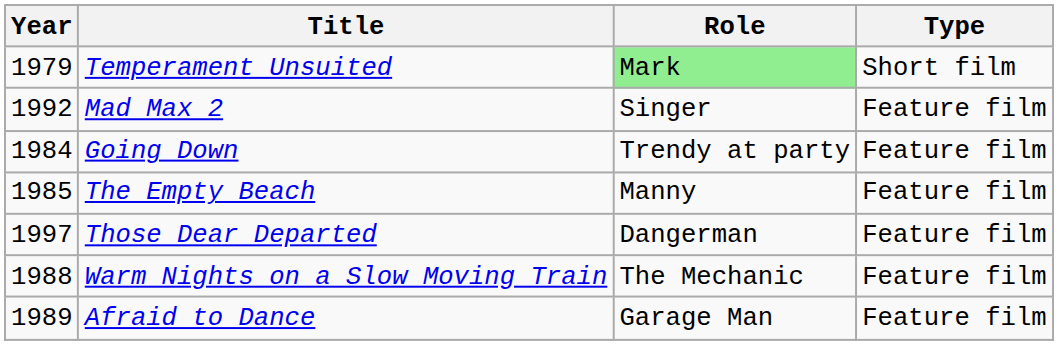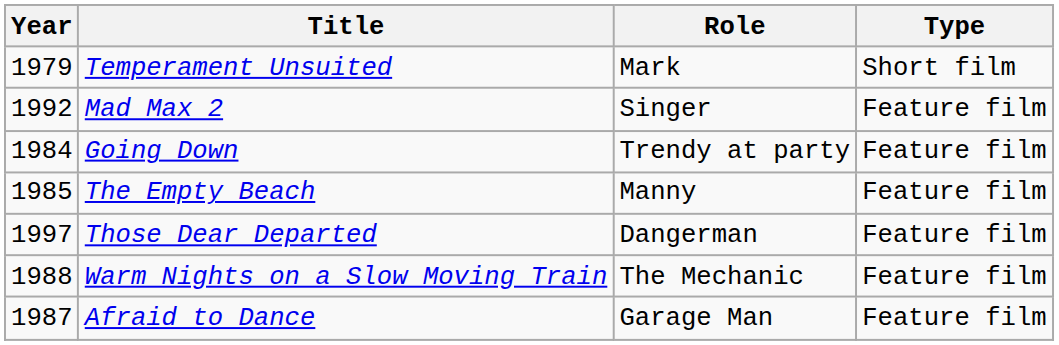(650, 68) lightgreen background -> (650, 68) no background
(42, 318) 1989 -> (42, 318) 1987
